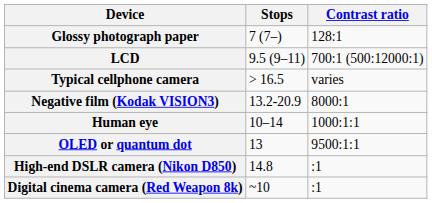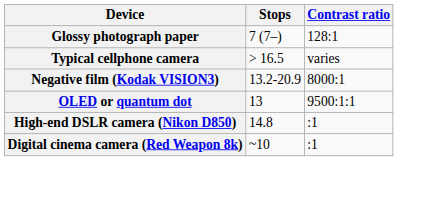- row: (125, 58)
- row: (125, 123)
